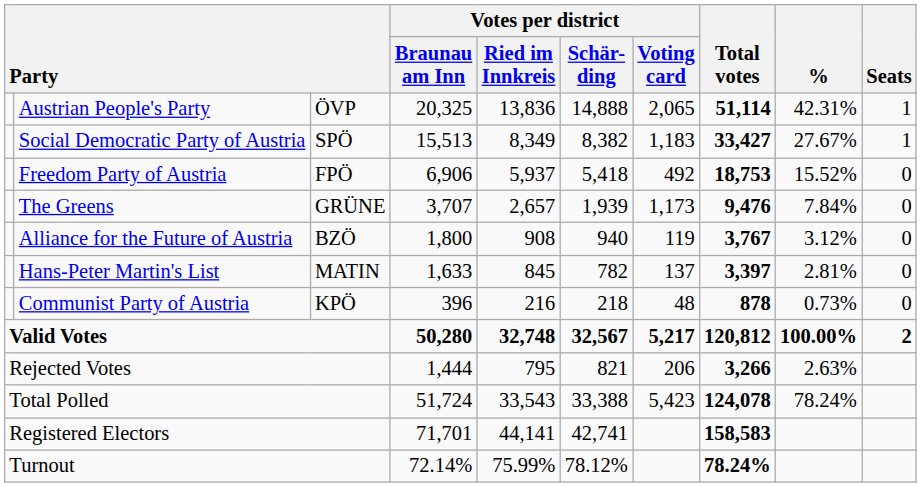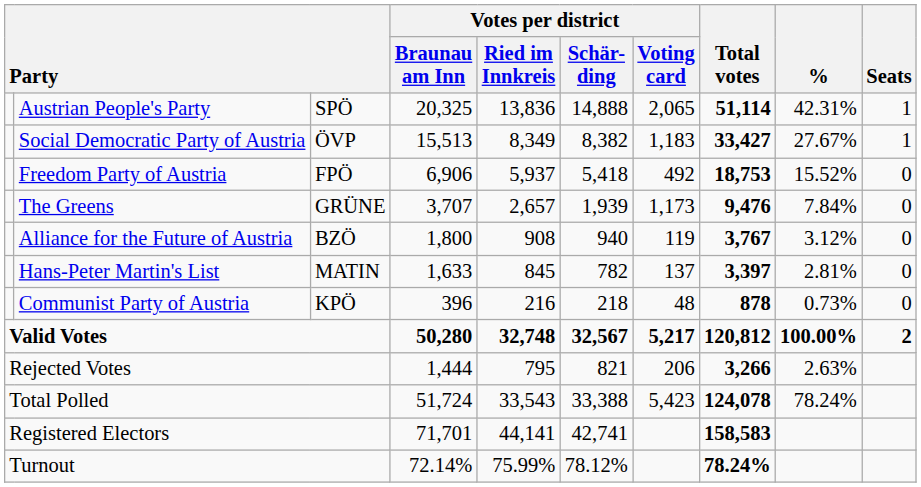(335, 108) ÖVP -> (334, 108) SPÖ
(334, 141) SPÖ -> (335, 141) ÖVP
